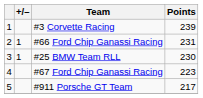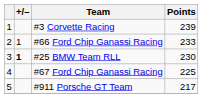(188, 42) 231 -> (188, 42) 233
(19, 57) normal -> (19, 57) bold
(188, 72) 223 -> (188, 72) 225
